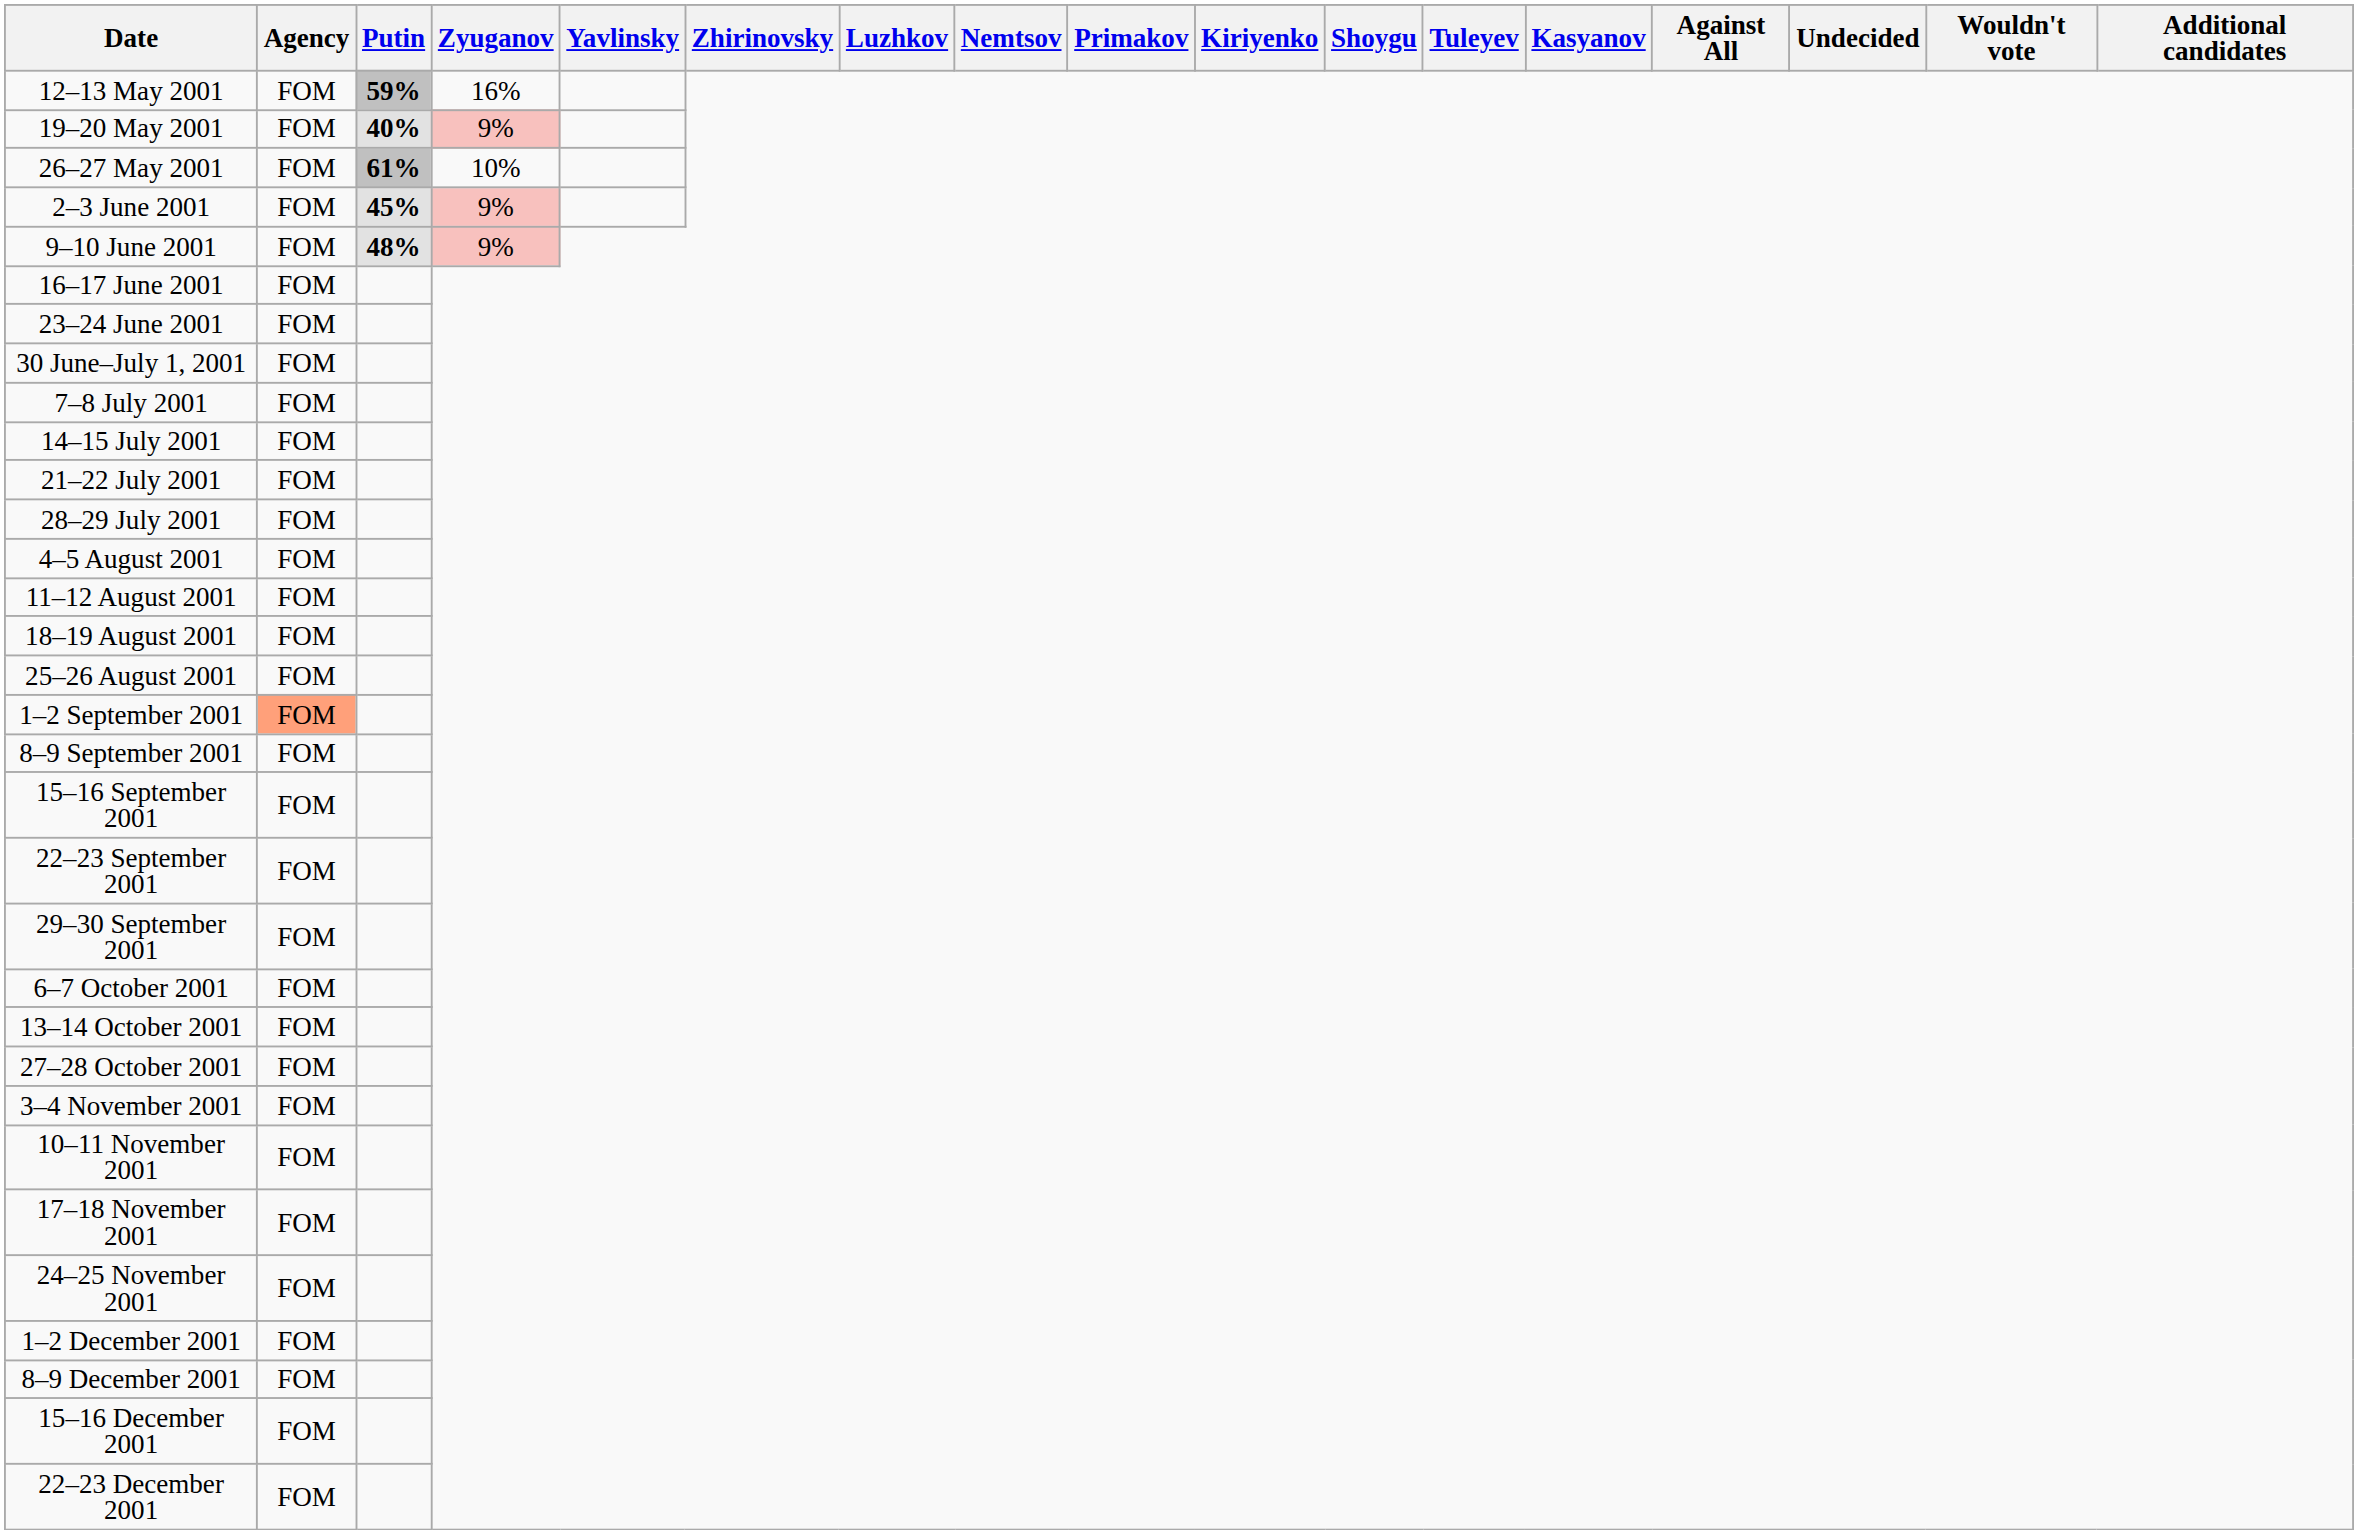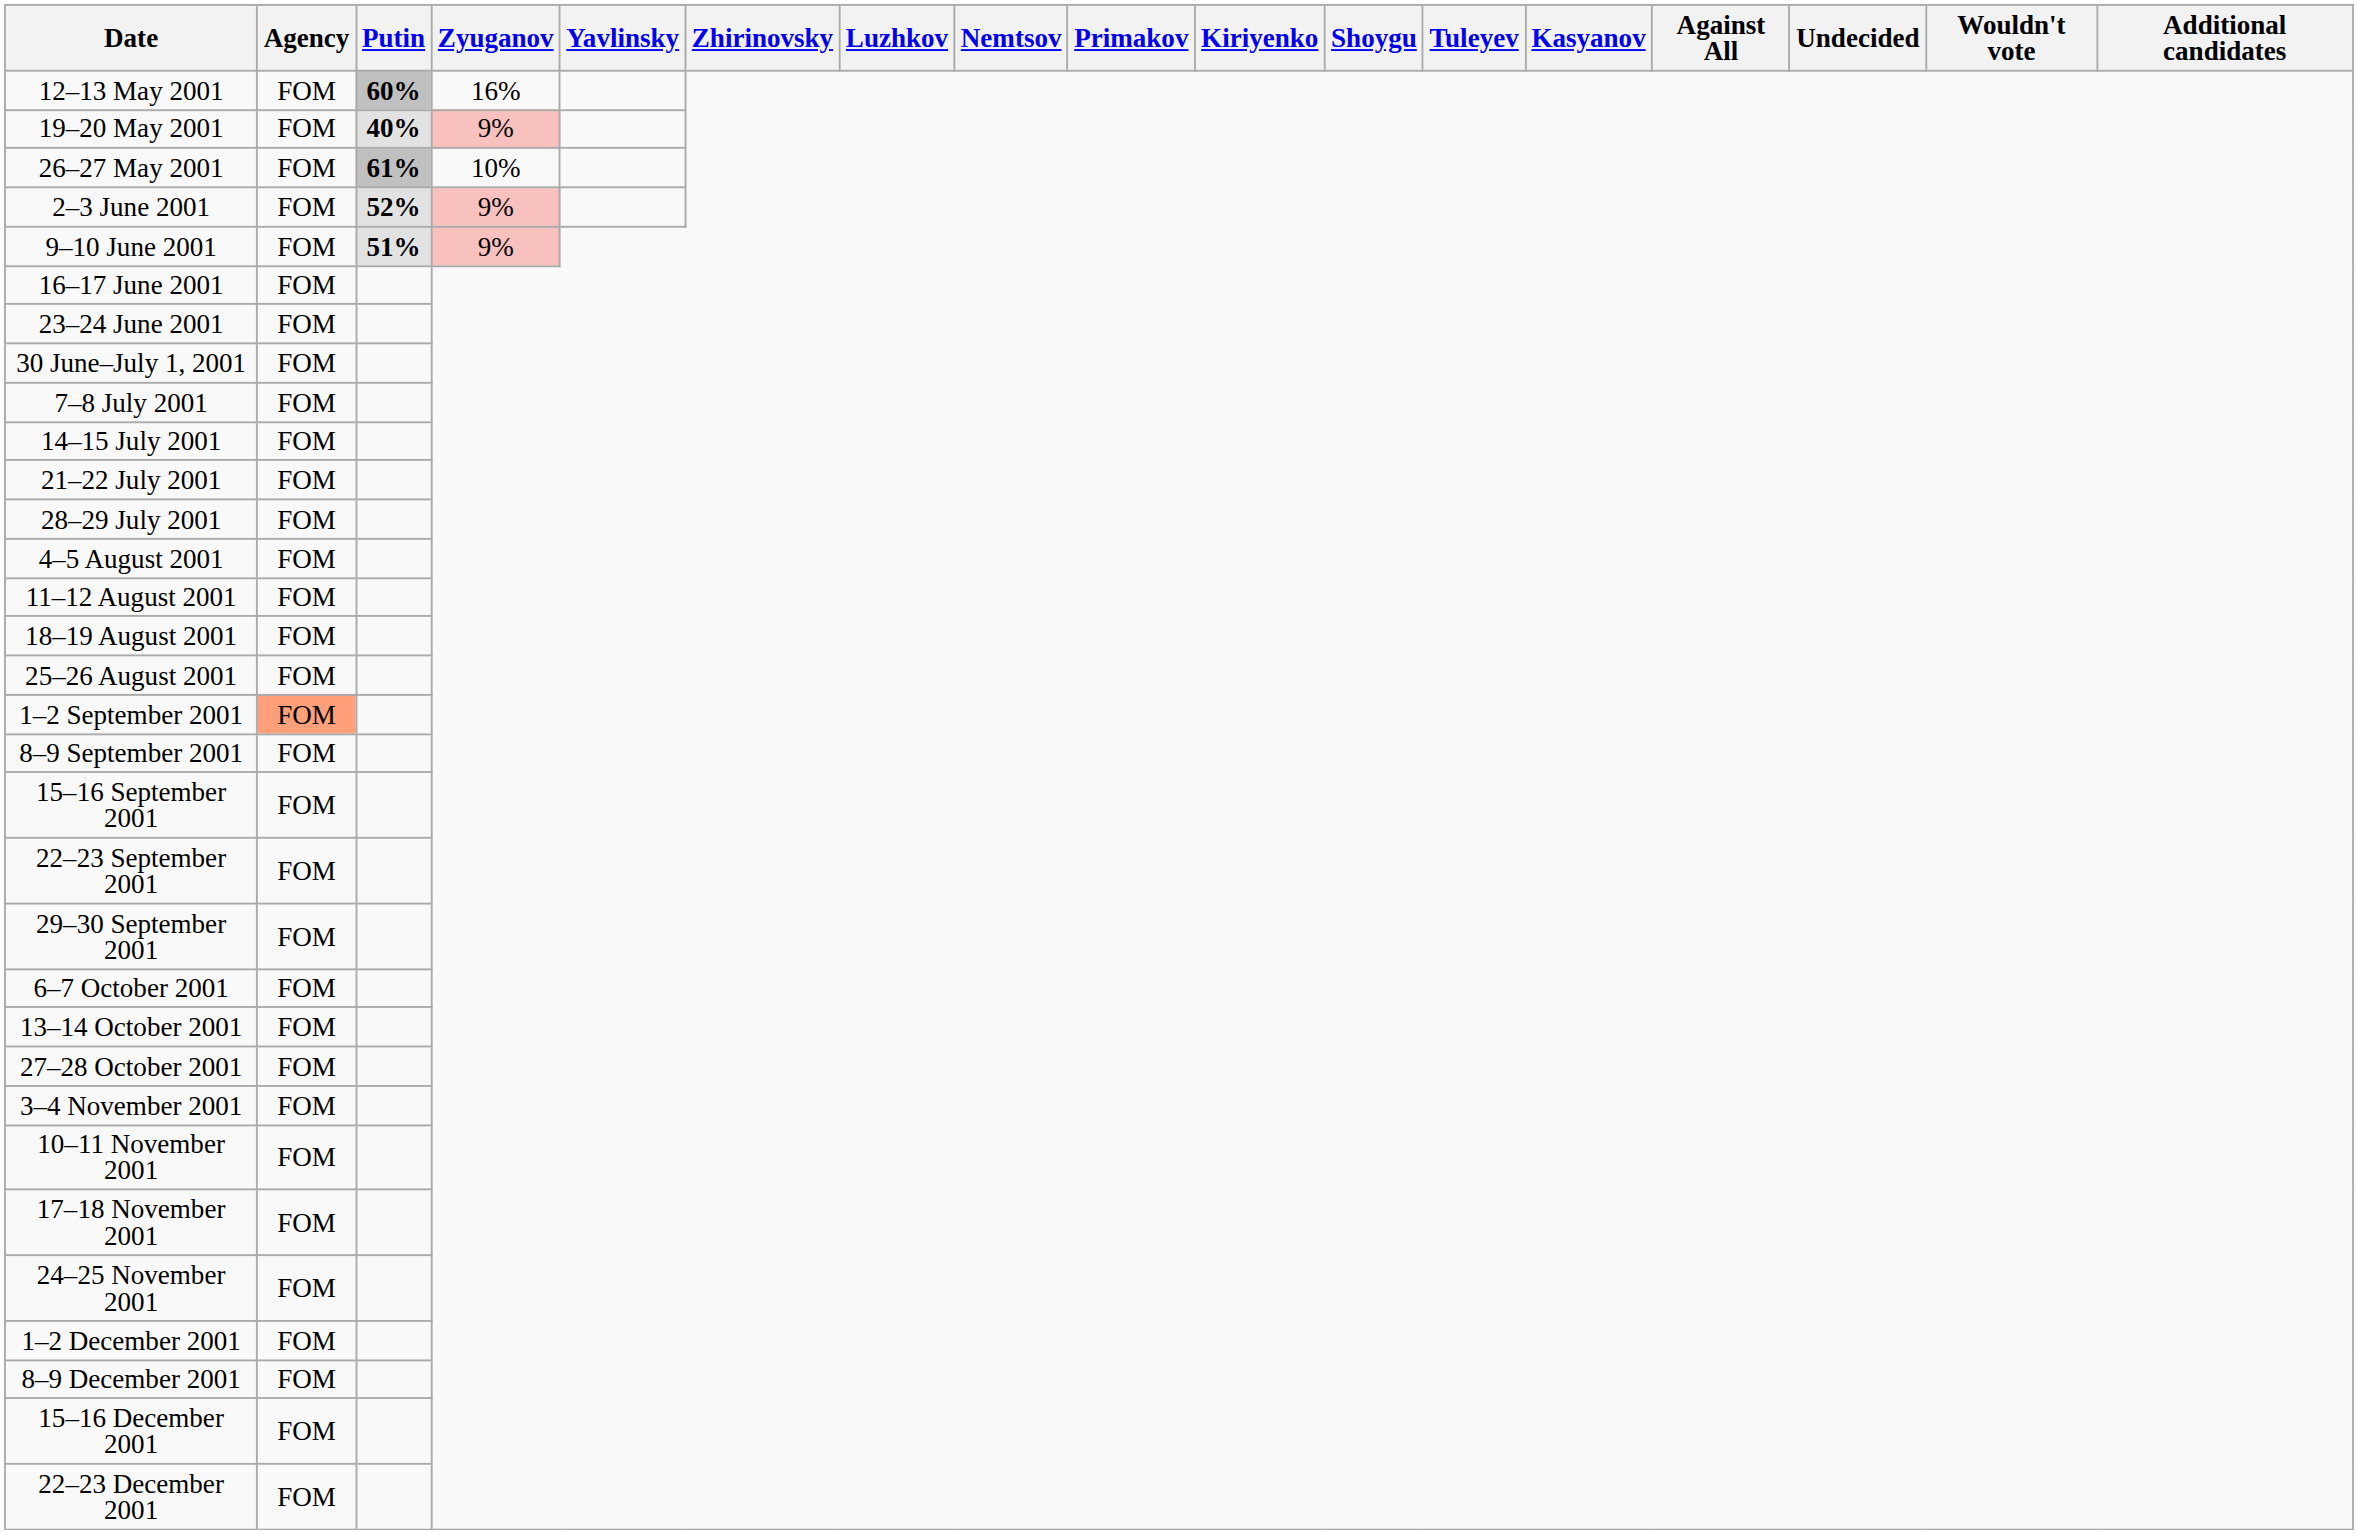(394, 90) 59% -> (394, 90) 60%
(394, 207) 45% -> (394, 207) 52%
(394, 246) 48% -> (394, 246) 51%
